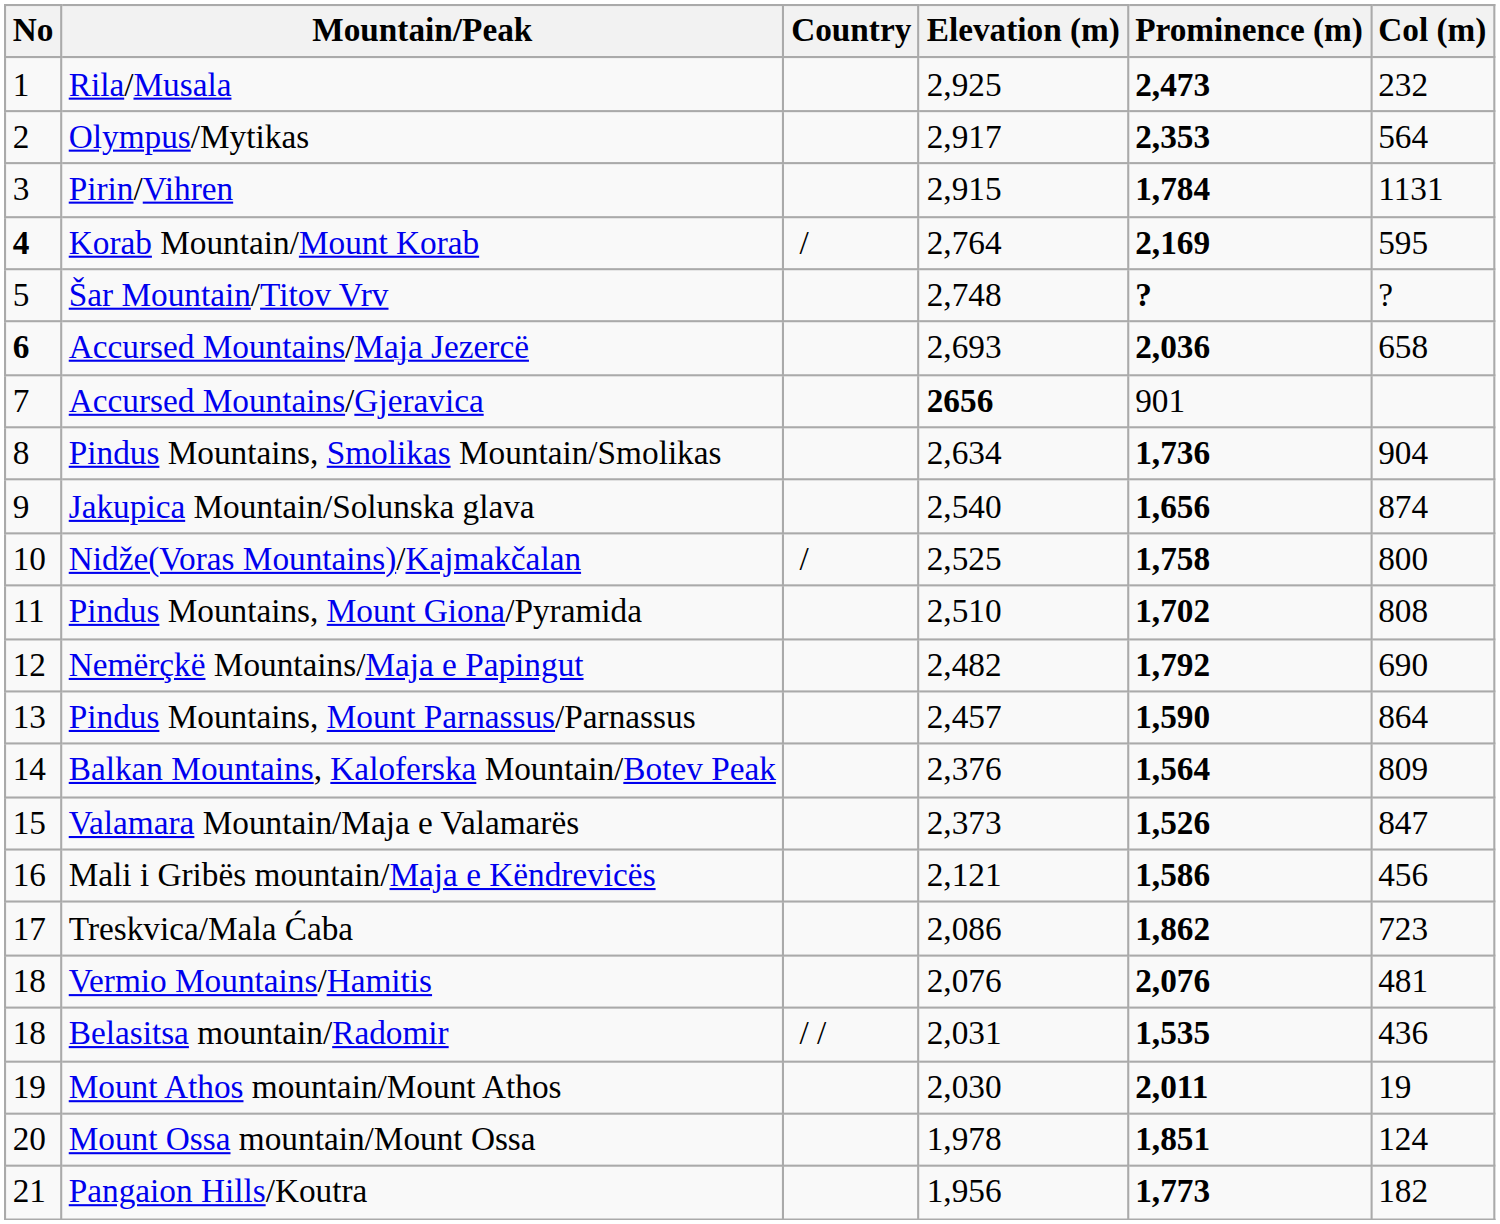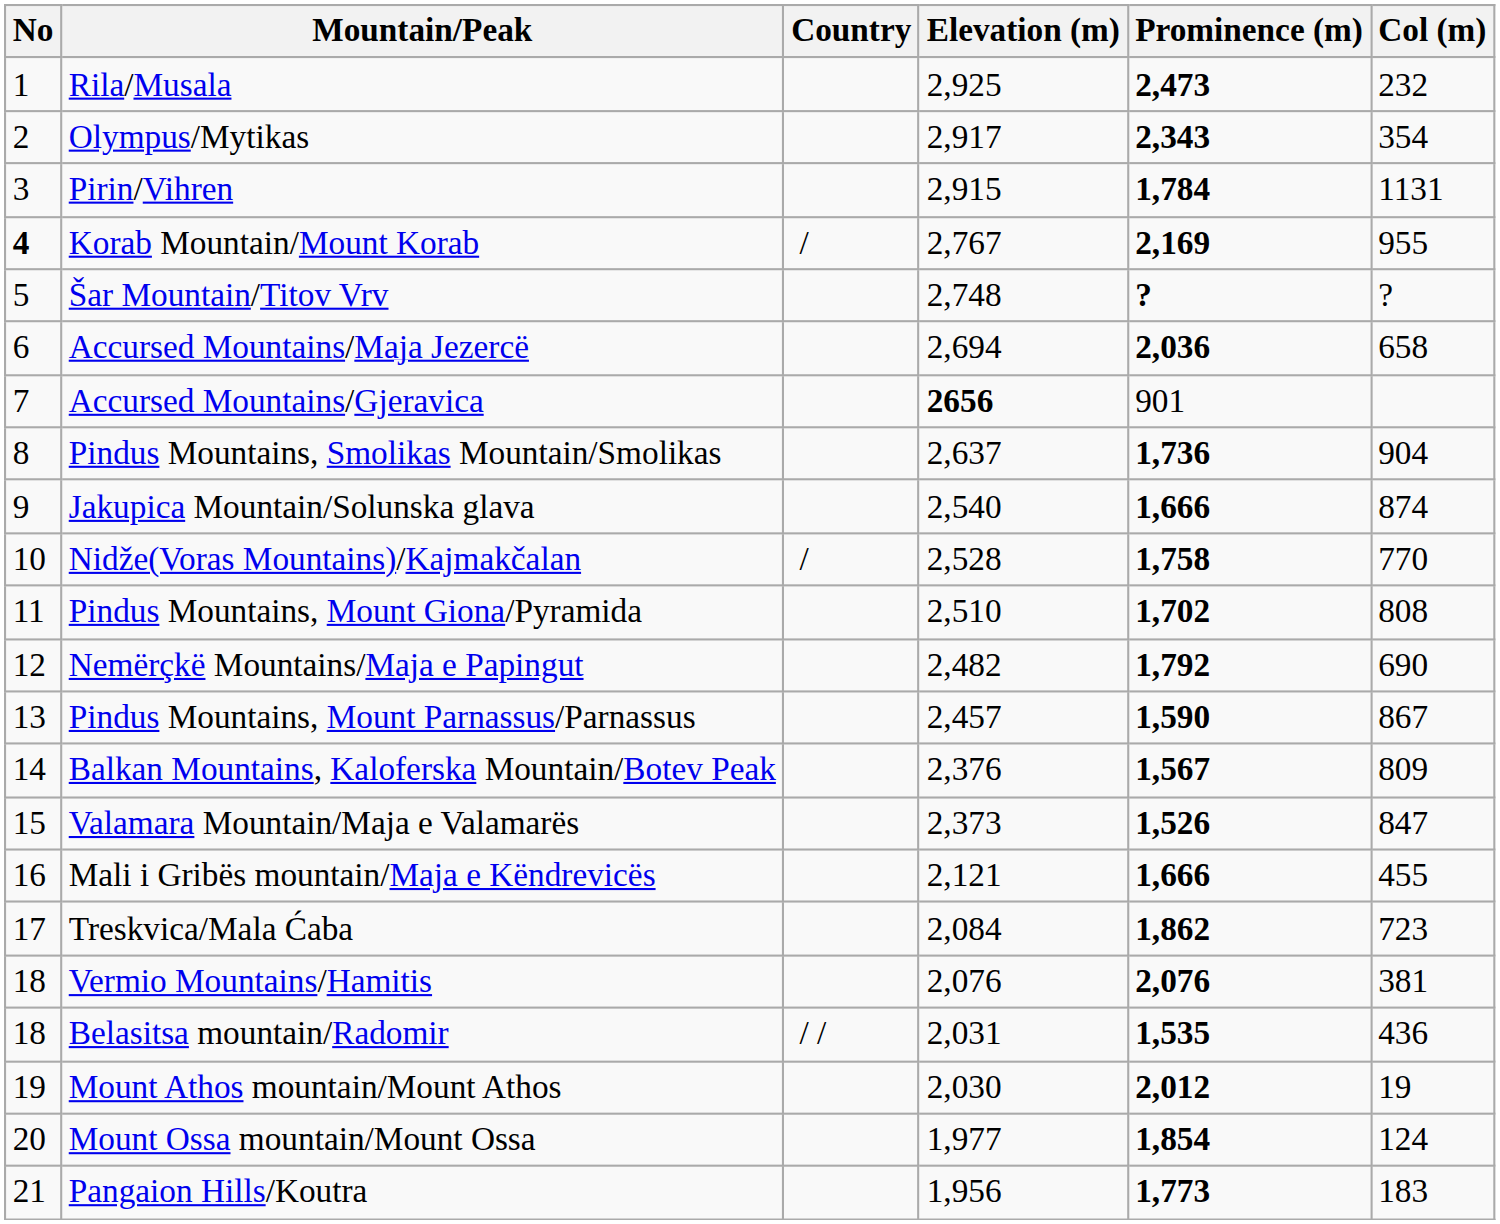(1173, 136) 2,353 -> (1173, 136) 2,343
(1403, 136) 564 -> (1403, 136) 354
(964, 242) 2,764 -> (964, 242) 2,767
(1403, 242) 595 -> (1403, 242) 955
(21, 347) bold -> (21, 347) normal
(964, 347) 2,693 -> (964, 347) 2,694
(964, 453) 2,634 -> (964, 453) 2,637
(1173, 505) 1,656 -> (1173, 505) 1,666
(964, 558) 2,525 -> (964, 558) 2,528
(1403, 558) 800 -> (1403, 558) 770
(1403, 717) 864 -> (1403, 717) 867
(1173, 769) 1,564 -> (1173, 769) 1,567
(1173, 875) 1,586 -> (1173, 875) 1,666
(1403, 875) 456 -> (1403, 875) 455
(964, 928) 2,086 -> (964, 928) 2,084
(1403, 980) 481 -> (1403, 980) 381
(1172, 1086) 2,011 -> (1173, 1086) 2,012
(964, 1139) 1,978 -> (964, 1139) 1,977
(1173, 1139) 1,851 -> (1173, 1139) 1,854
(1403, 1192) 182 -> (1403, 1192) 183
